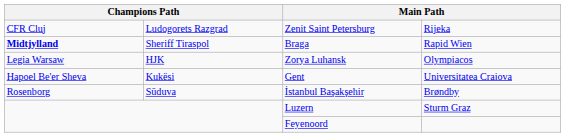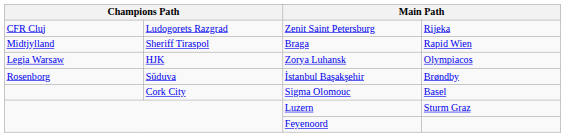(32, 44) bold -> (30, 44) normal
- row: (295, 76)
+ row: (318, 92)
